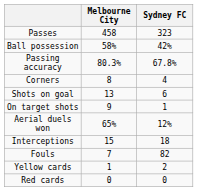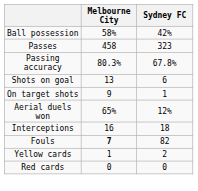rows swapped: (43, 46) <-> (43, 33)
- row: (43, 81)
(109, 142) 15 -> (109, 129) 16
(109, 155) normal -> (109, 142) bold
